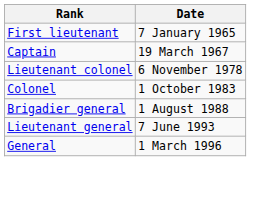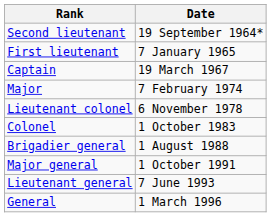+ row: (66, 33)
+ row: (25, 89)
+ row: (52, 165)
